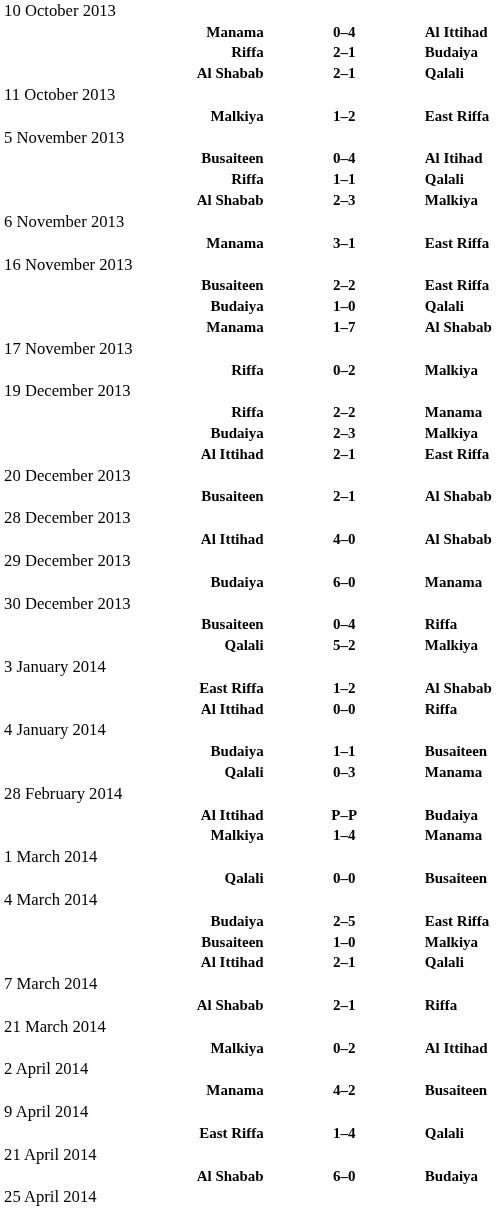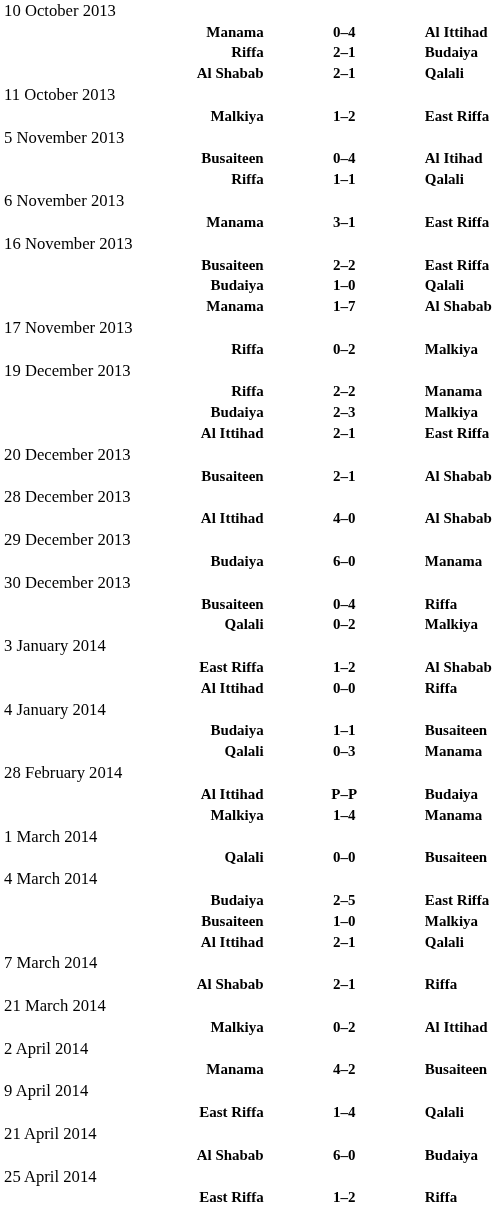- row: (230, 200)
(344, 645) 5–2 -> (344, 624) 0–2
+ row: (231, 1197)
